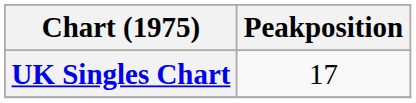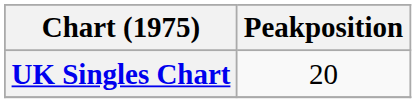(323, 73) 17 -> (323, 73) 20
